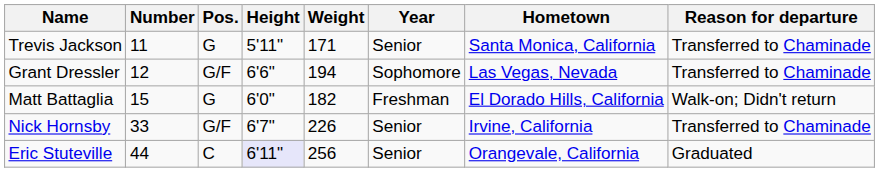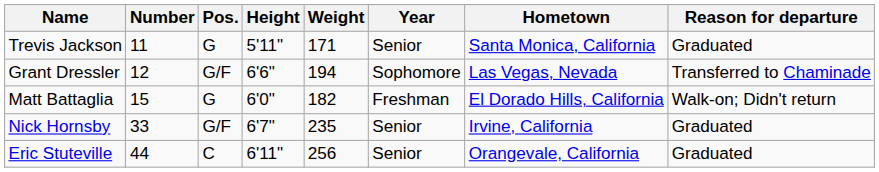(771, 45) Transferred to Chaminade -> (712, 45) Graduated
(322, 126) 226 -> (322, 126) 235
(771, 126) Transferred to Chaminade -> (712, 126) Graduated
(265, 153) lavender background -> (265, 153) no background
